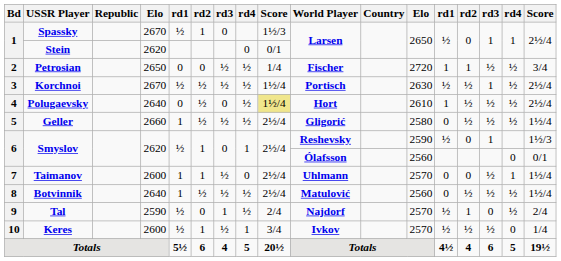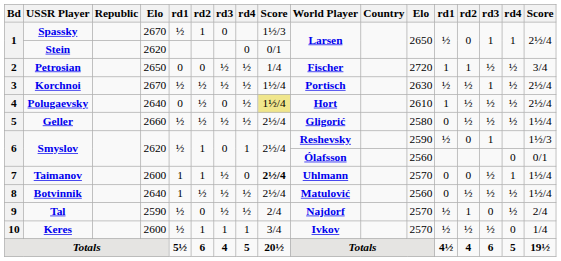(180, 121) 1 -> (180, 121) ½
(274, 175) normal -> (274, 175) bold
(225, 211) 1 -> (225, 211) ½
(225, 229) ½ -> (225, 229) 1
